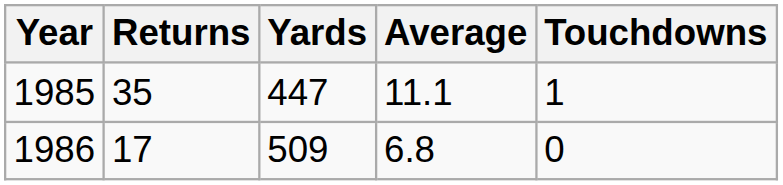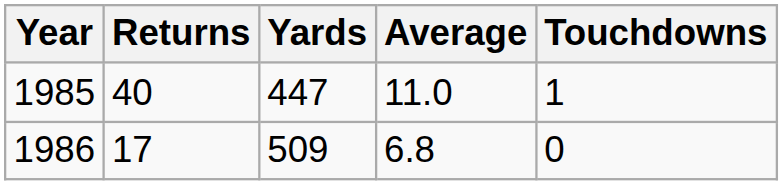(132, 91) 35 -> (132, 91) 40
(418, 91) 11.1 -> (418, 91) 11.0
